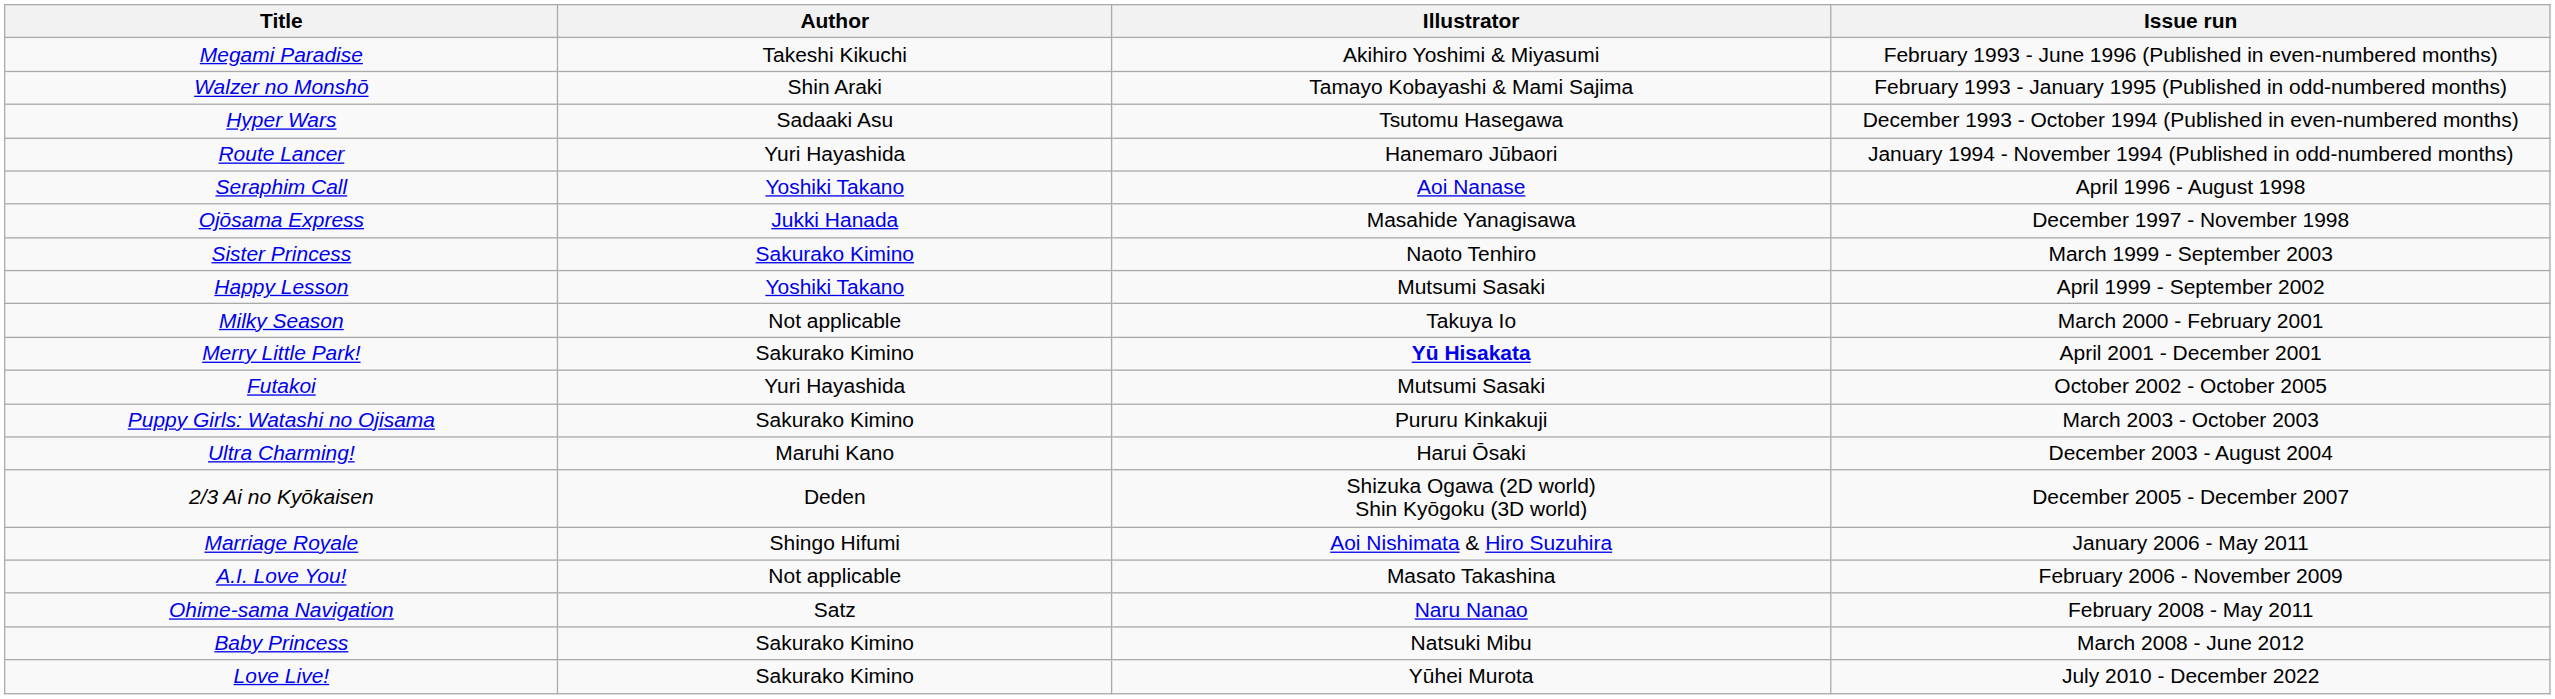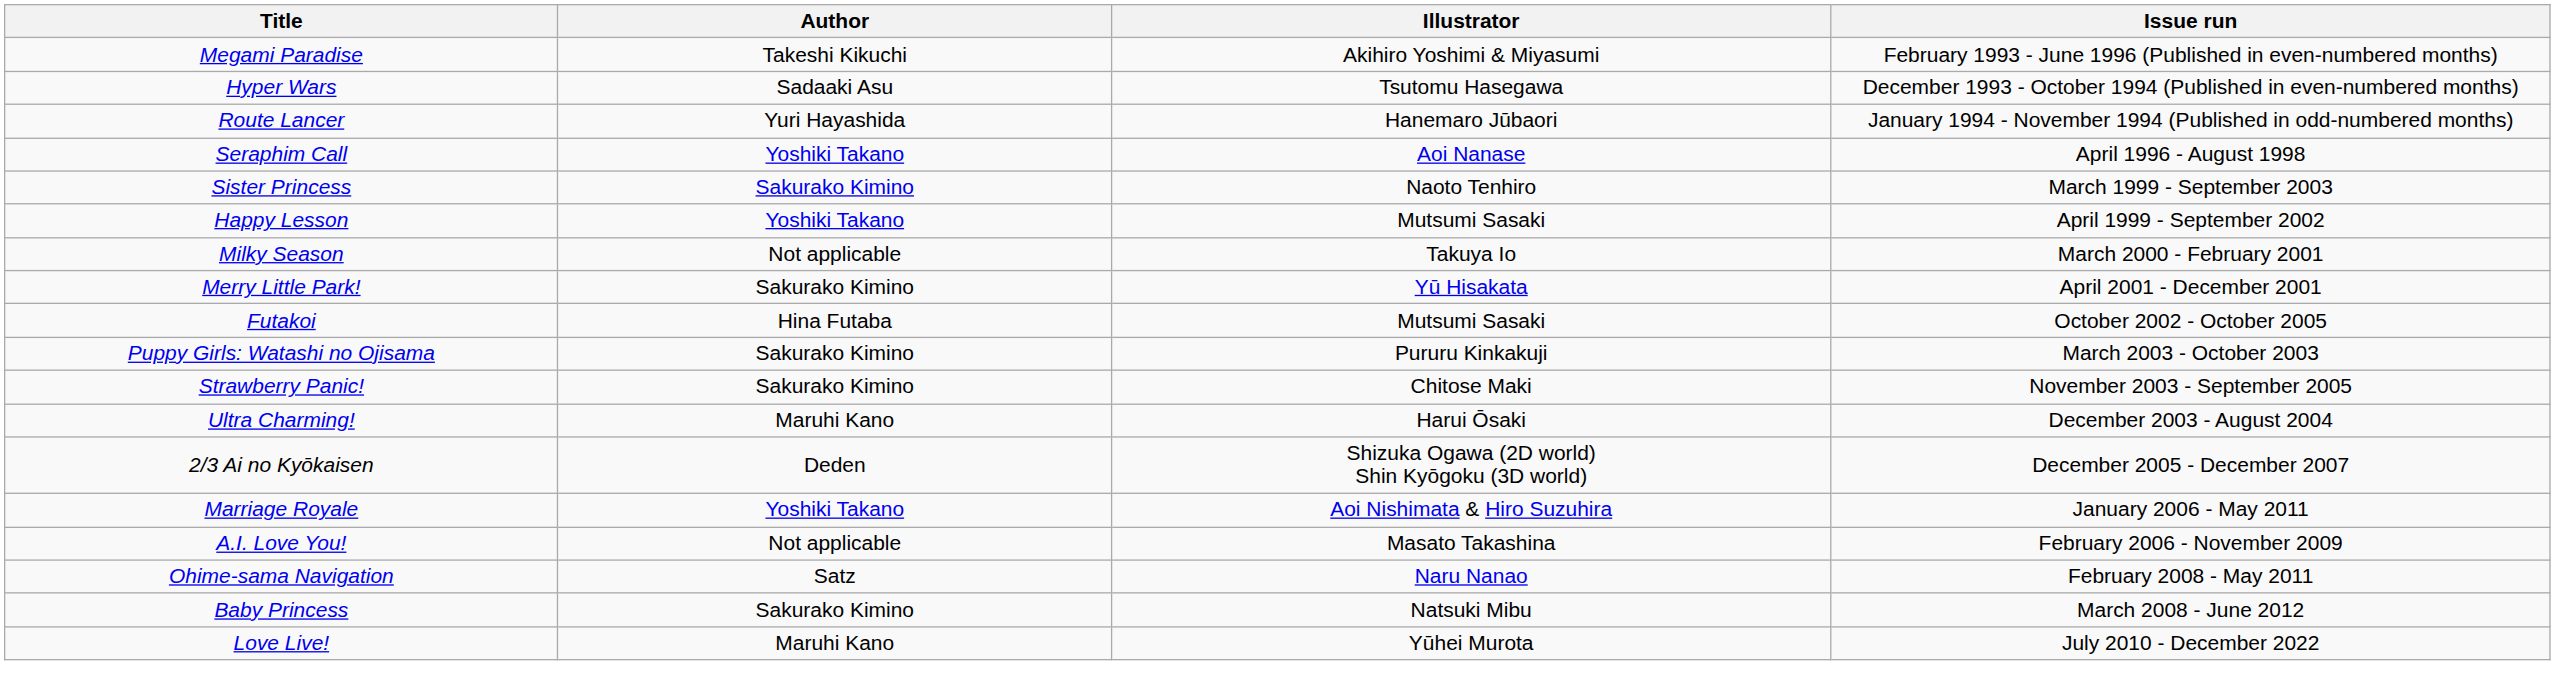- row: (281, 87)
- row: (281, 220)
(1471, 353) bold -> (1471, 287) normal
(835, 386) Yuri Hayashida -> (835, 320) Hina Futaba
+ row: (281, 386)
(835, 543) Shingo Hifumi -> (835, 510) Yoshiki Takano
(835, 676) Sakurako Kimino -> (835, 643) Maruhi Kano
